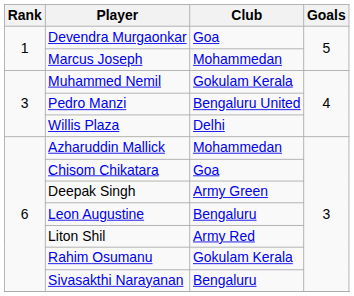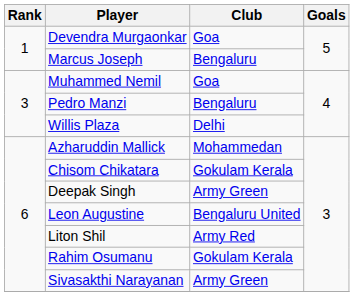(238, 59) Mohammedan -> (225, 59) Bengaluru
(243, 81) Gokulam Kerala -> (206, 81) Goa
(247, 103) Bengaluru United -> (225, 103) Bengaluru
(206, 170) Goa -> (243, 170) Gokulam Kerala
(225, 214) Bengaluru -> (247, 214) Bengaluru United
(225, 280) Bengaluru -> (231, 280) Army Green
